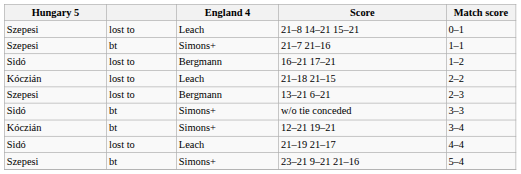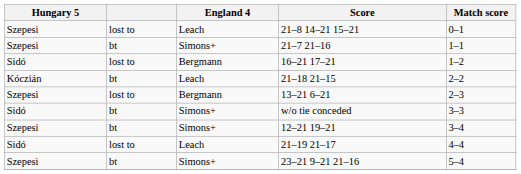(122, 78) lost to -> (113, 78) bt
(24, 128) Kóczián -> (23, 128) Szepesi
